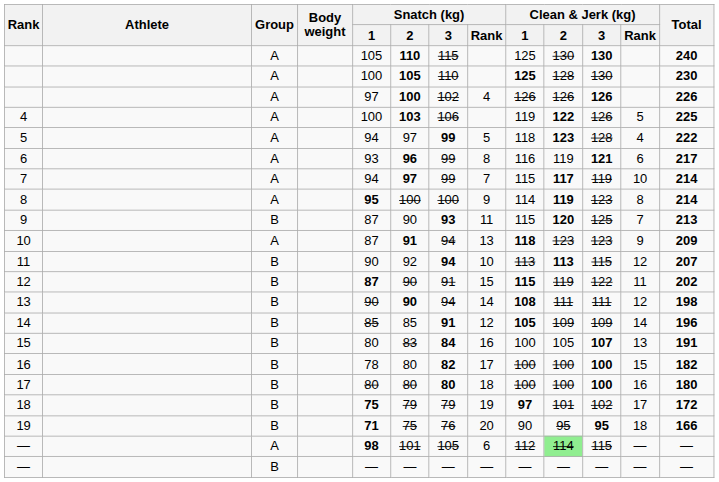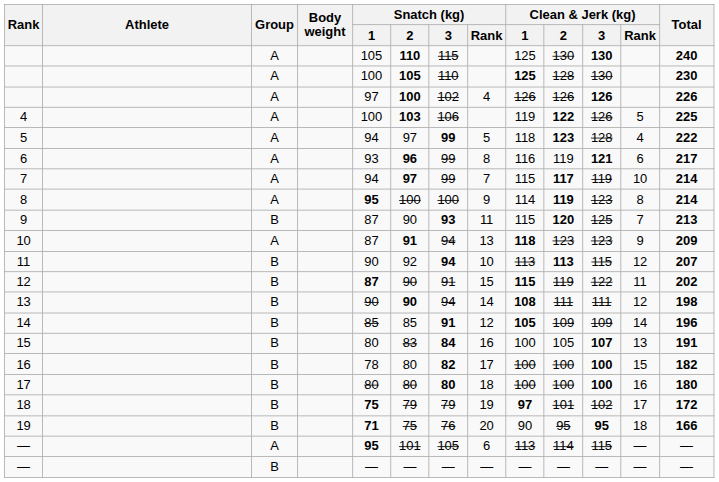(371, 446) 98 -> (371, 446) 95
(525, 446) 112 -> (525, 446) 113
(563, 446) lightgreen background -> (563, 446) no background
